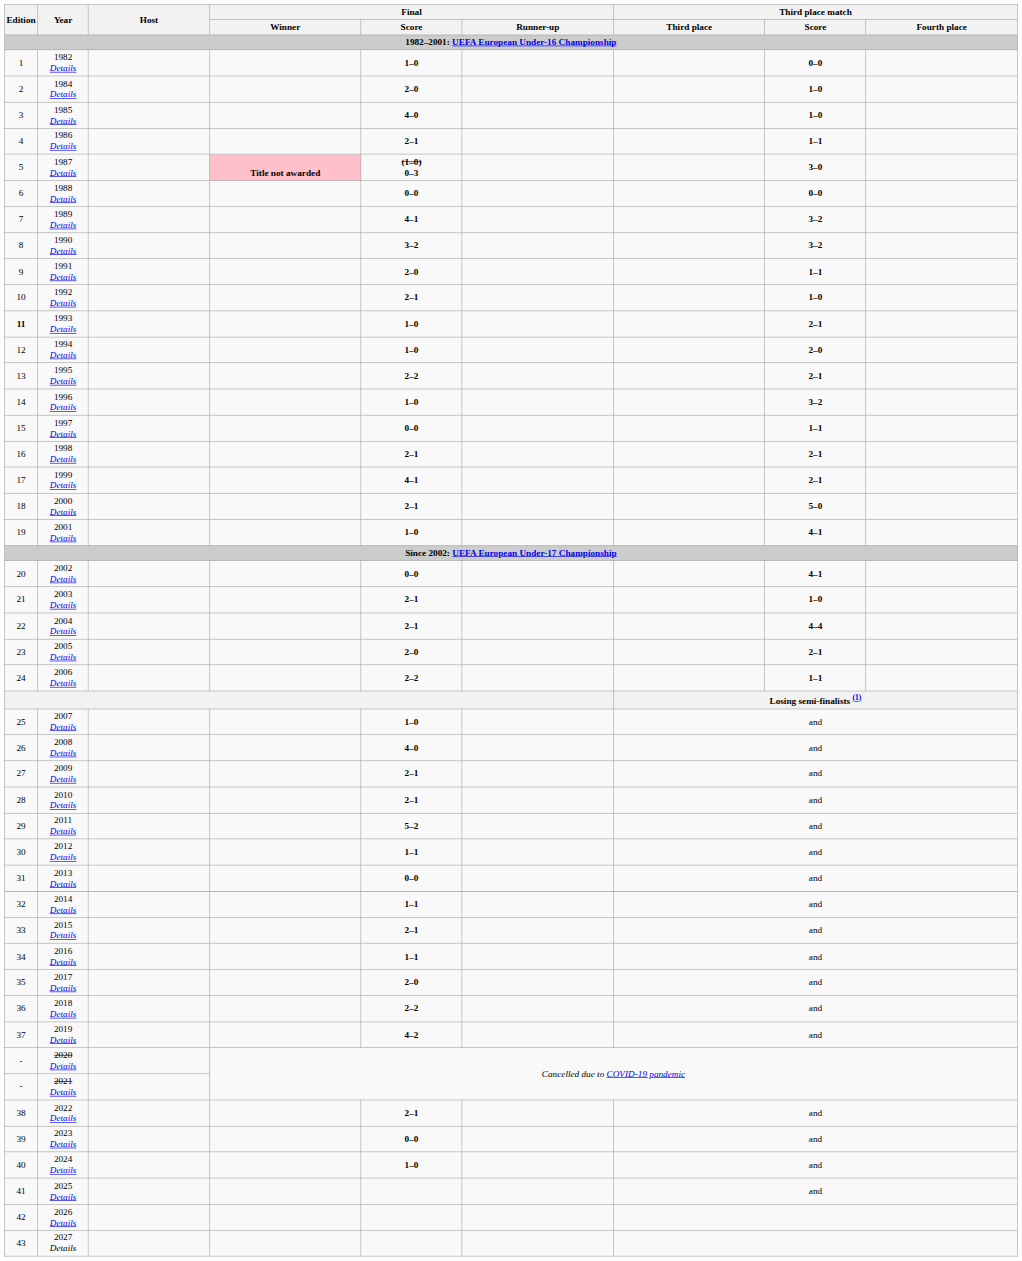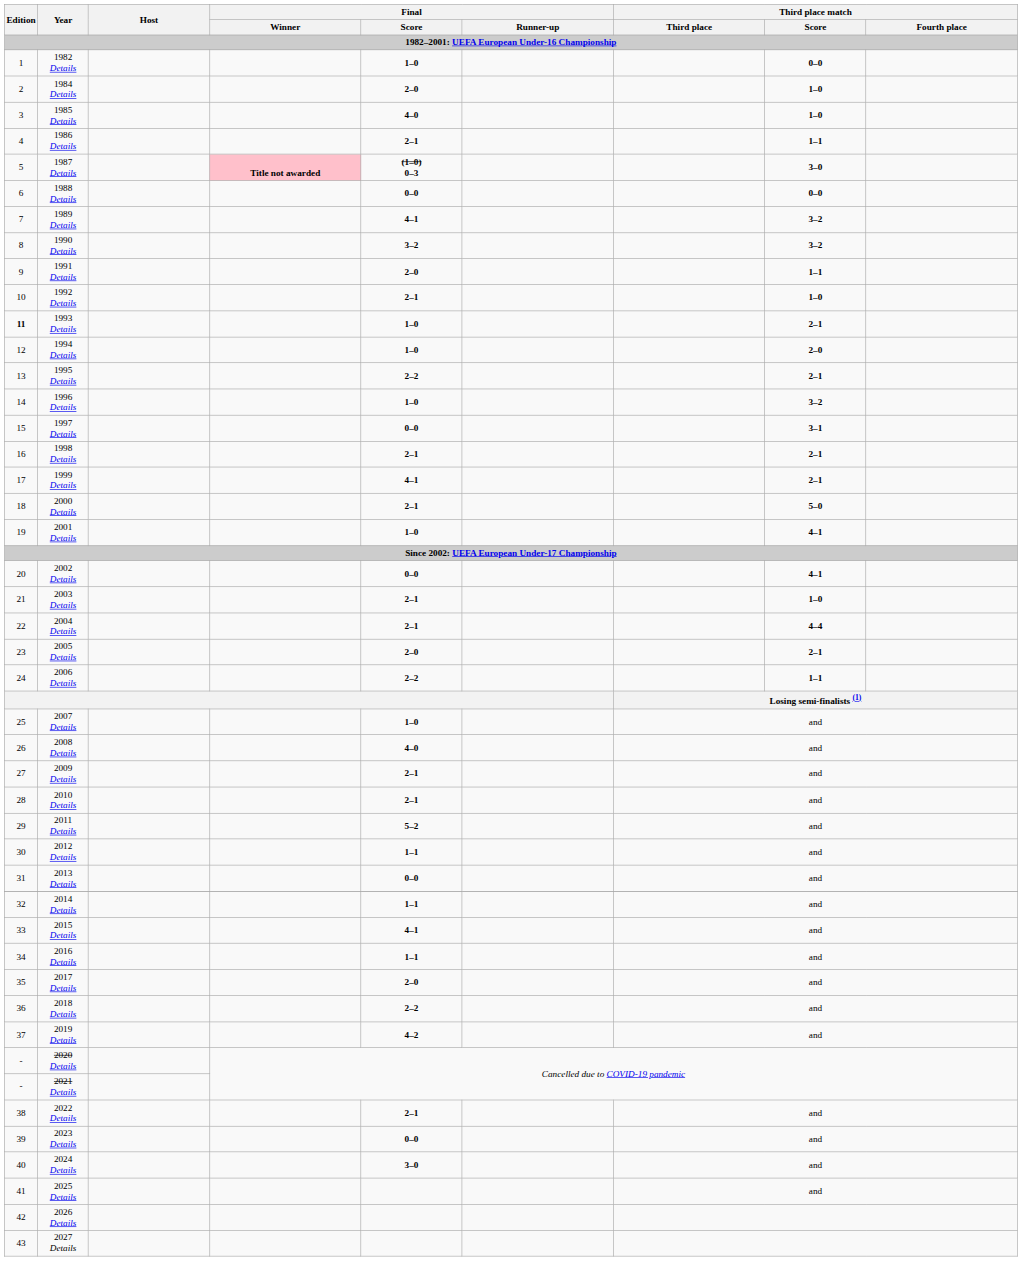(815, 428) 1–1 -> (815, 428) 3–1
(412, 930) 2–1 -> (412, 930) 4–1
(412, 1165) 1–0 -> (412, 1165) 3–0
